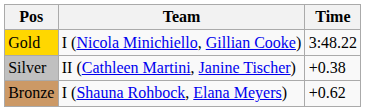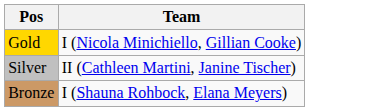- column: (333, 17)
